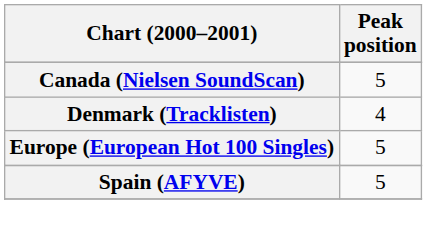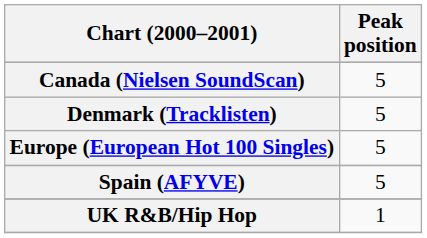(380, 113) 4 -> (380, 113) 5
+ row: (172, 215)
